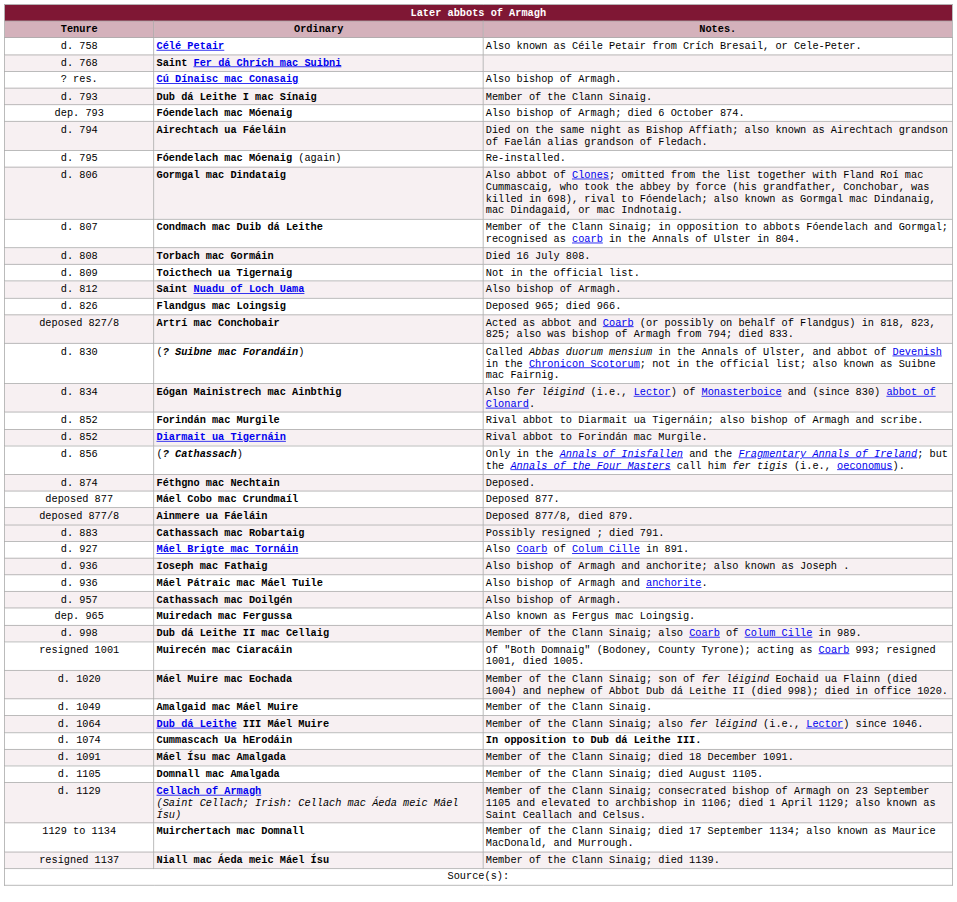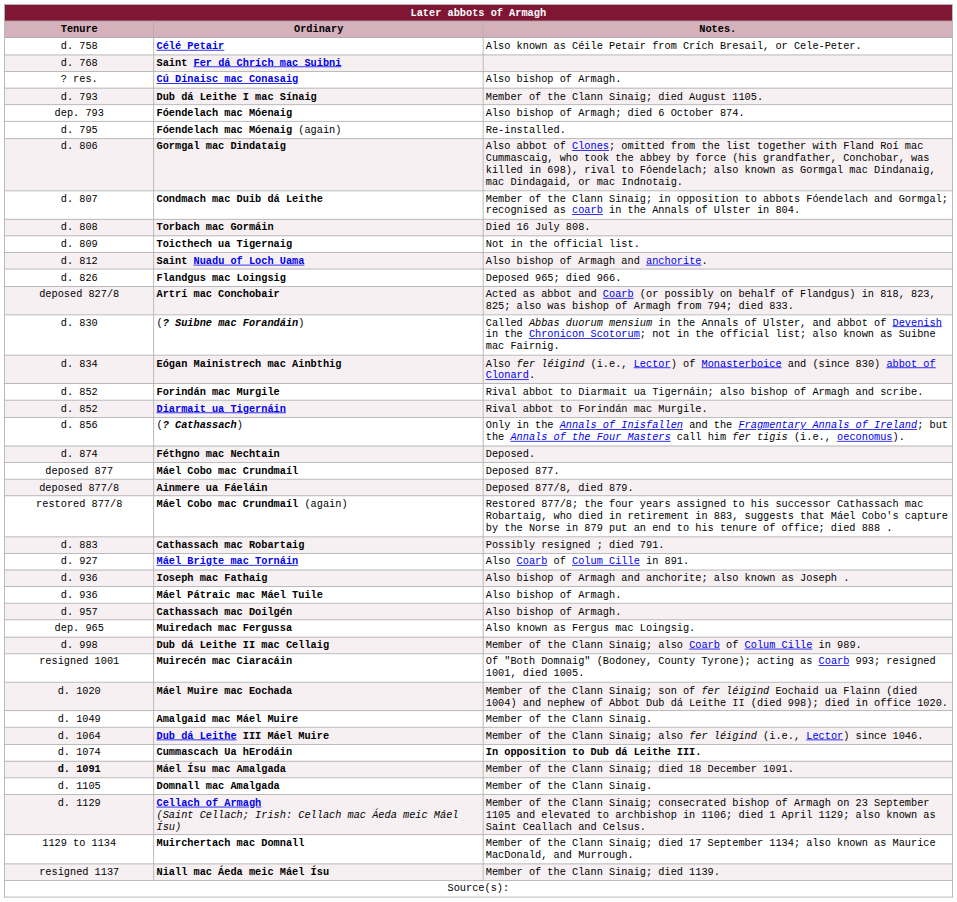(569, 96) Member of the Clann Sinaig. -> (624, 96) Member of the Clann Sinaig; died August 1105.
- row: (221, 130)
(554, 290) Also bishop of Armagh. -> (597, 261) Also bishop of Armagh and anchorite.
+ row: (252, 504)
(597, 583) Also bishop of Armagh and anchorite. -> (554, 595) Also bishop of Armagh.
(79, 758) normal -> (79, 769) bold
(624, 774) Member of the Clann Sinaig; died August 1105. -> (569, 786) Member of the Clann Sinaig.
